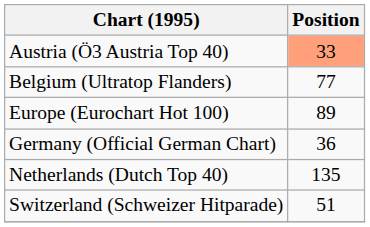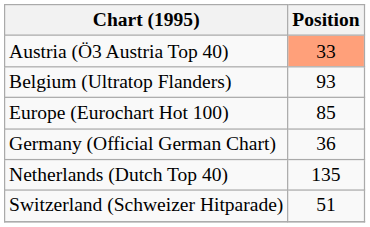(326, 81) 77 -> (326, 81) 93
(326, 112) 89 -> (326, 112) 85
